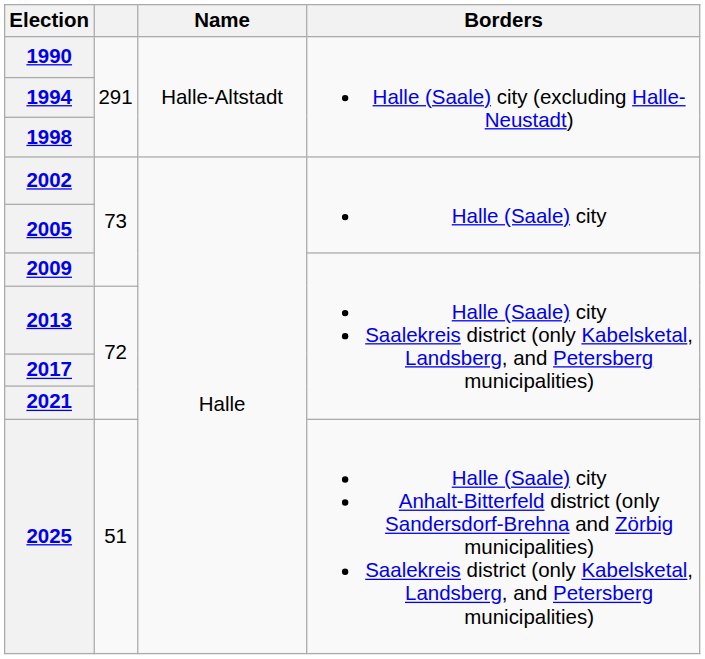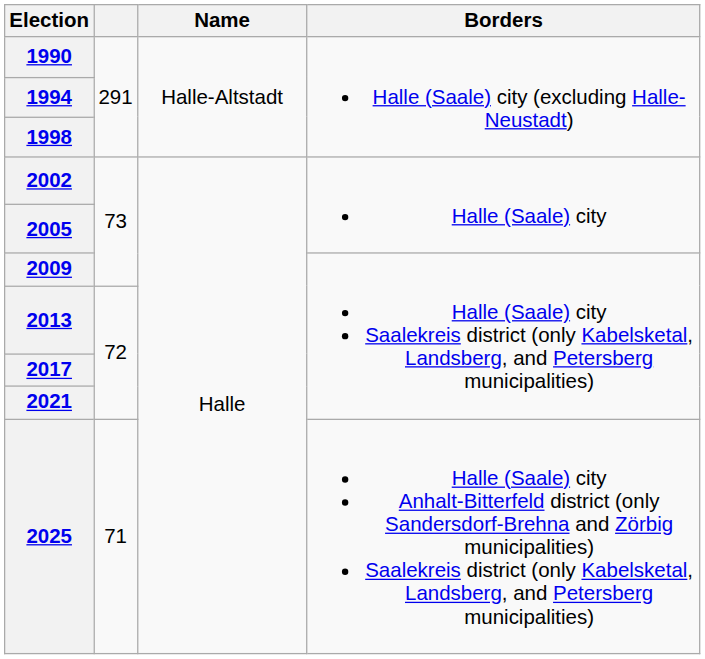(116, 535) 51 -> (116, 535) 71
